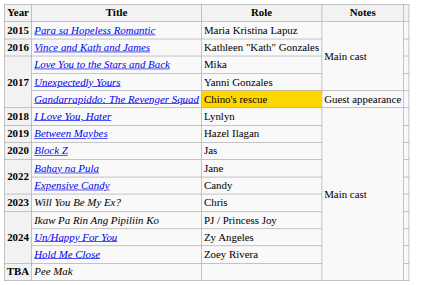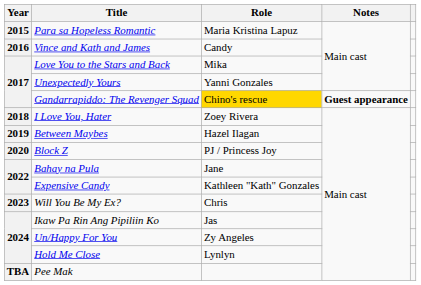(262, 47) Kathleen "Kath" Gonzales -> (218, 47) Candy
(363, 99) normal -> (366, 99) bold
(219, 116) Lynlyn -> (231, 116) Zoey Rivera
(211, 151) Jas -> (240, 151) PJ / Princess Joy
(218, 185) Candy -> (262, 185) Kathleen "Kath" Gonzales
(240, 220) PJ / Princess Joy -> (211, 220) Jas
(231, 254) Zoey Rivera -> (219, 254) Lynlyn
